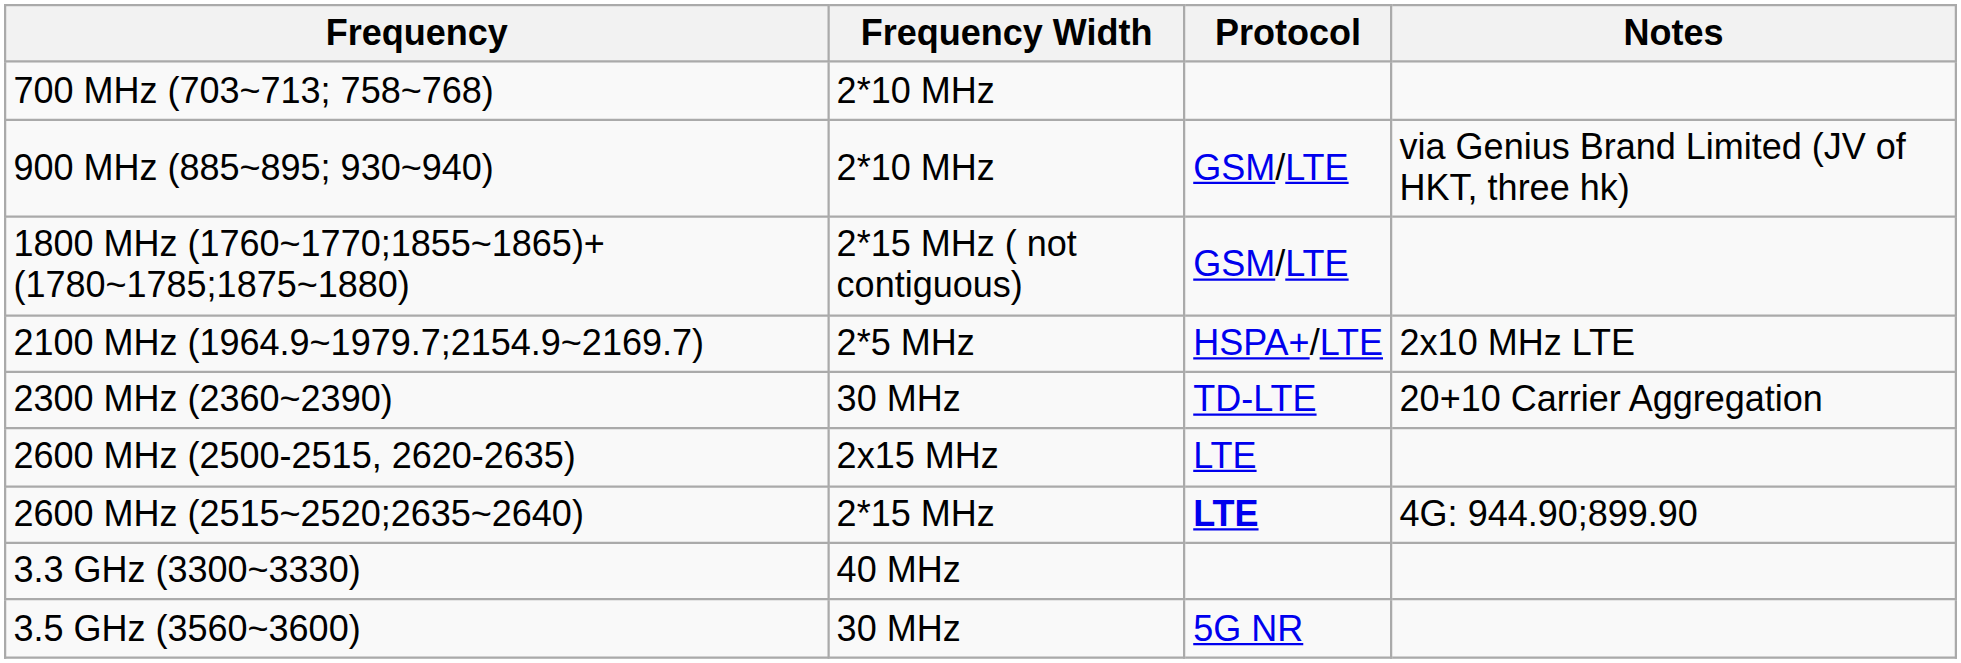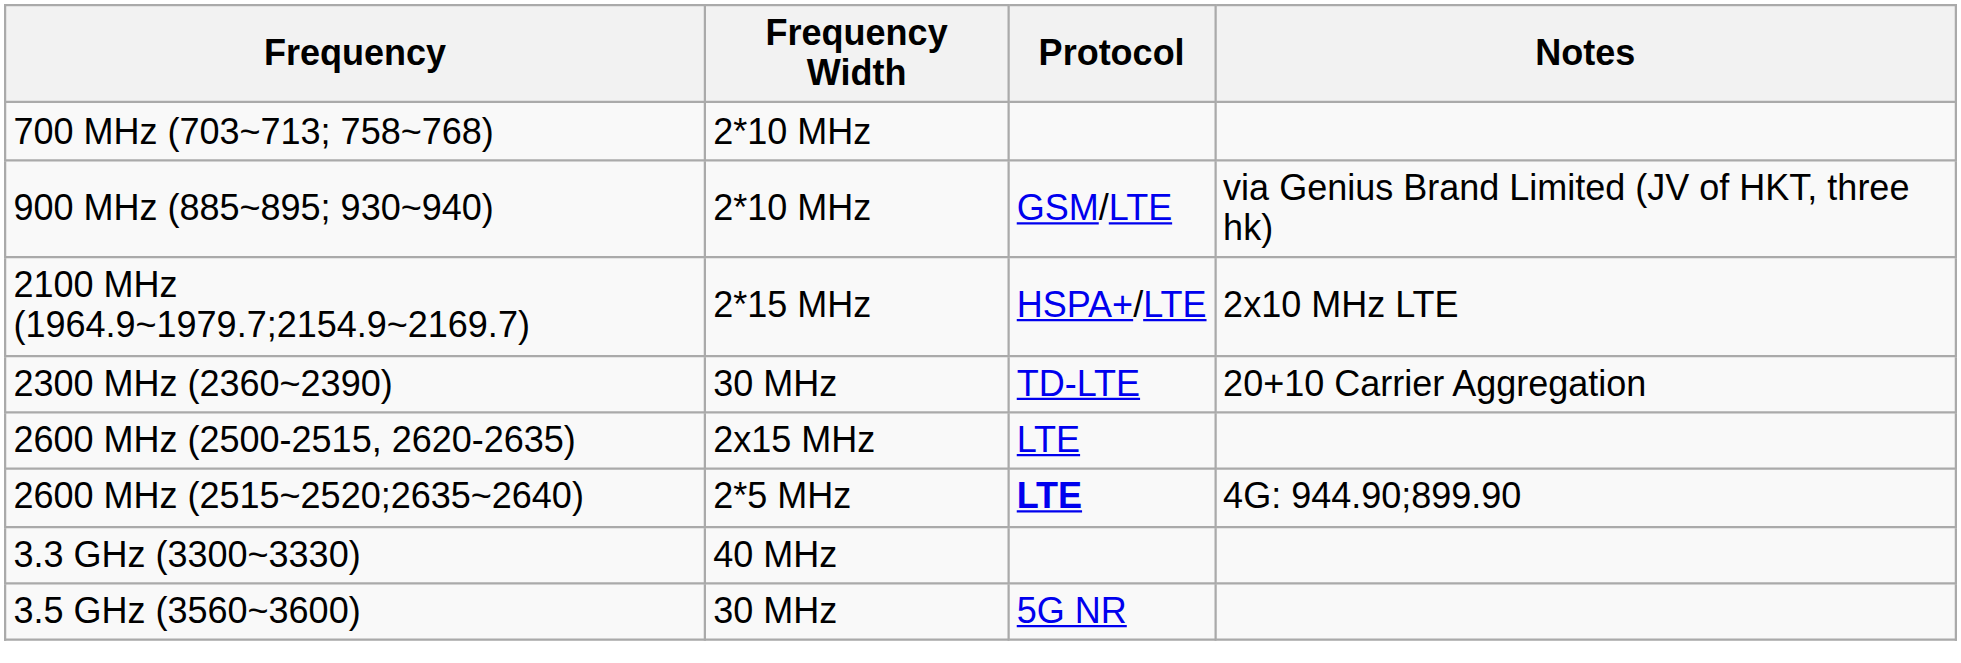- row: (309, 265)
(906, 342) 2*5 MHz -> (792, 305) 2*15 MHz
(916, 513) 2*15 MHz -> (782, 497) 2*5 MHz
